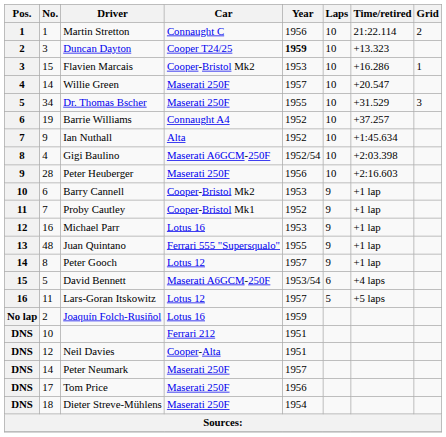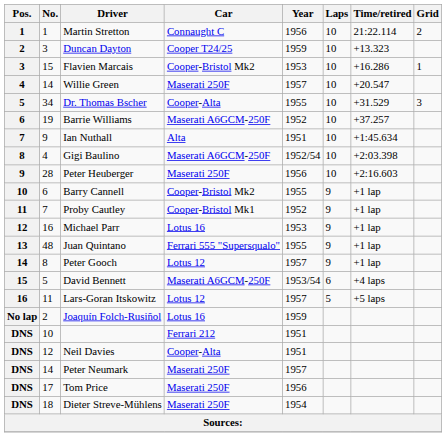(296, 49) bold -> (296, 49) normal
(198, 102) Maserati 250F -> (194, 102) Cooper-Alta
(198, 120) Connaught A4 -> (219, 120) Maserati A6GCM-250F
(296, 138) 1952 -> (296, 138) 1951
(296, 191) 1953 -> (296, 191) 1955
